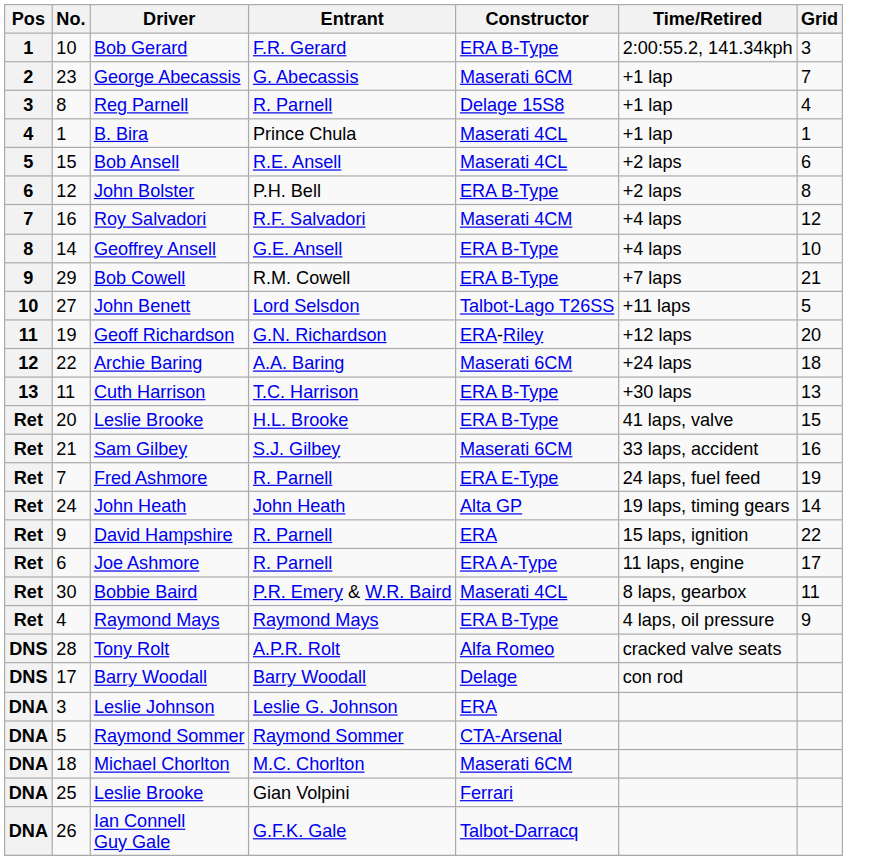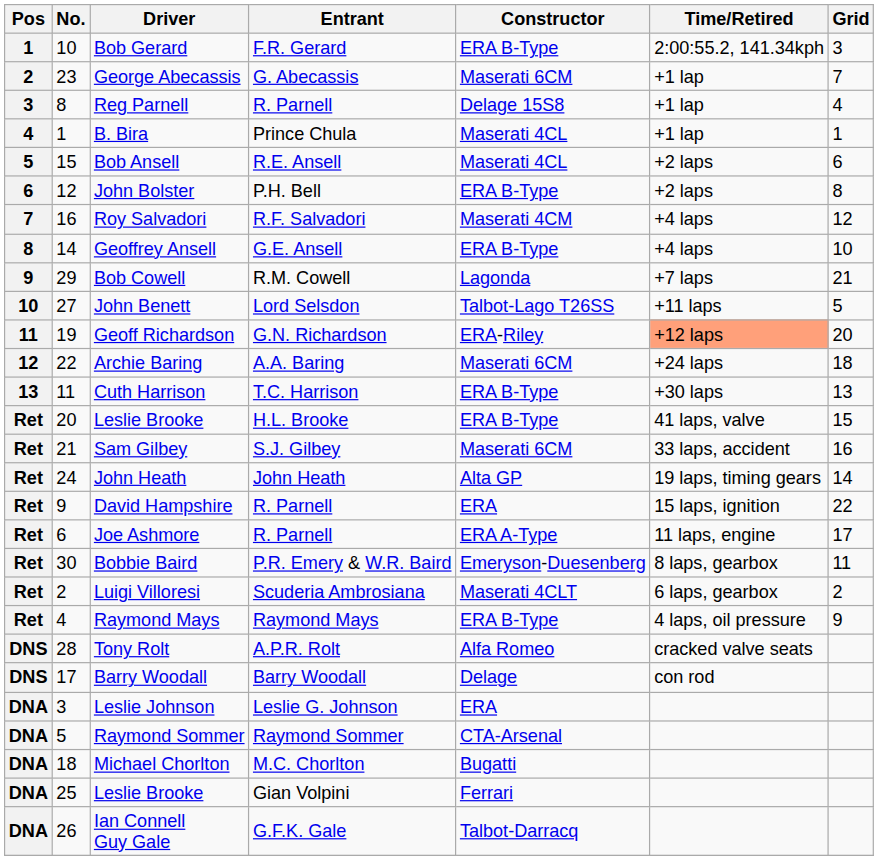(509, 277) ERA B-Type -> (495, 277) Lagonda
(657, 334) no background -> (689, 334) lightsalmon background
- row: (61, 477)
(514, 592) Maserati 4CL -> (553, 563) Emeryson-Duesenberg
+ row: (61, 592)
(516, 764) Maserati 6CM -> (488, 764) Bugatti
